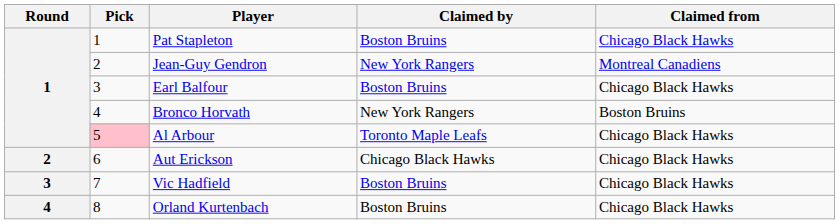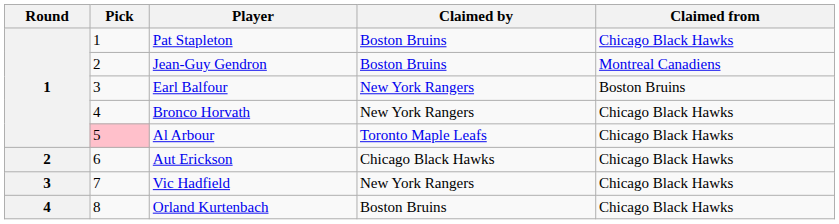(417, 64) New York Rangers -> (403, 64) Boston Bruins
(403, 87) Boston Bruins -> (417, 87) New York Rangers
(666, 87) Chicago Black Hawks -> (642, 87) Boston Bruins
(642, 111) Boston Bruins -> (666, 111) Chicago Black Hawks
(403, 183) Boston Bruins -> (417, 183) New York Rangers
